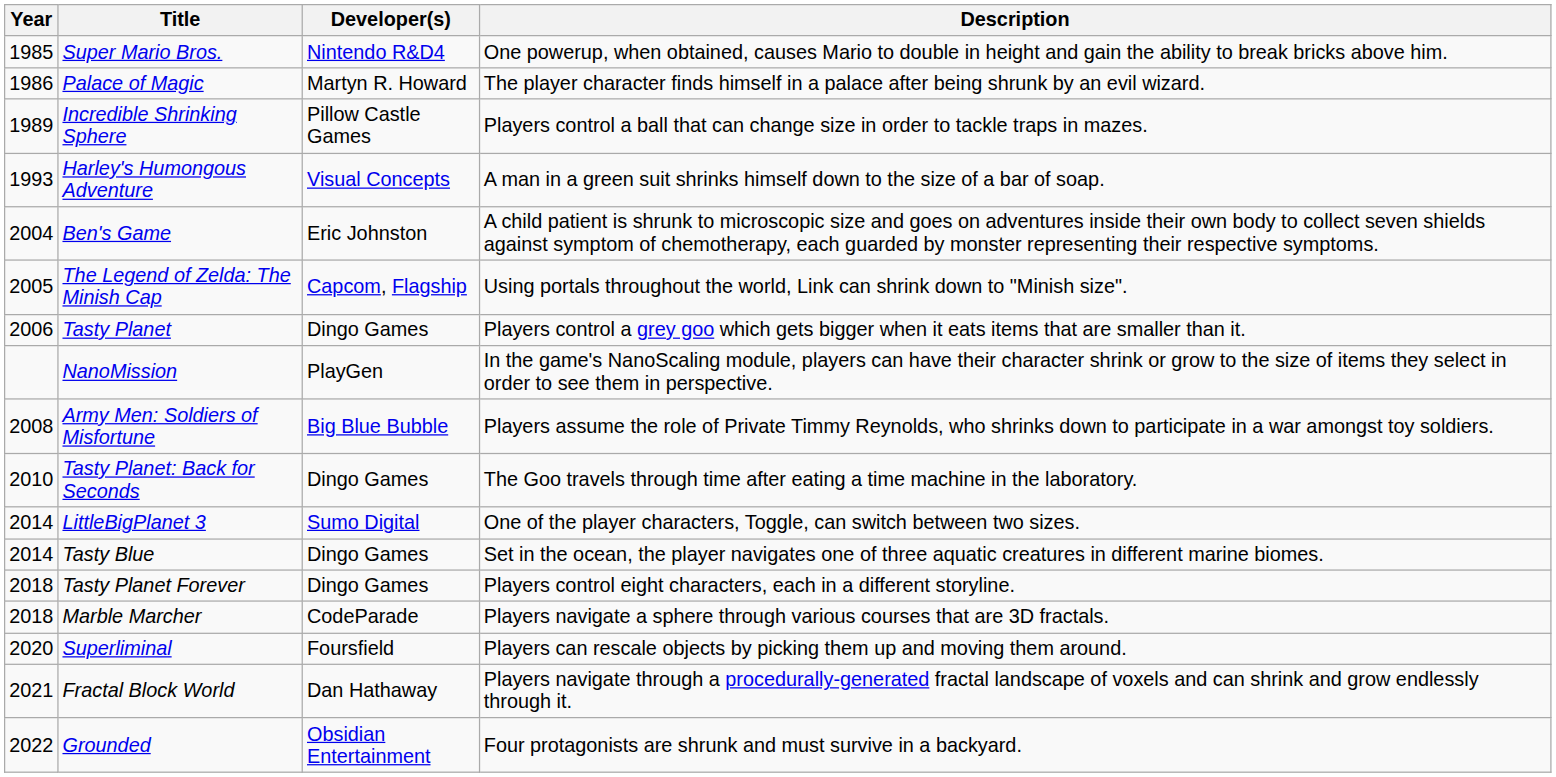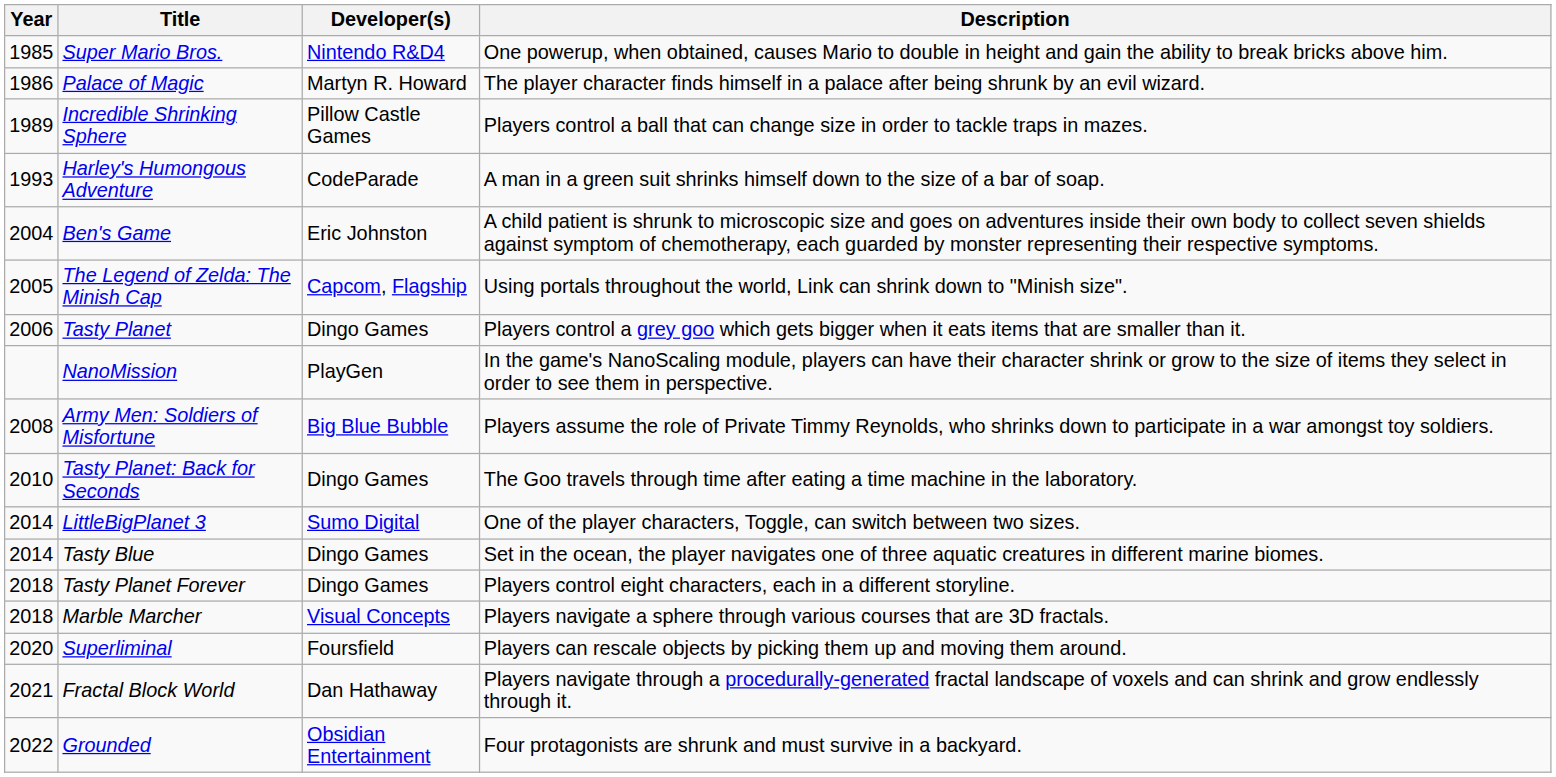(379, 179) Visual Concepts -> (363, 179) CodeParade
(363, 616) CodeParade -> (379, 616) Visual Concepts
